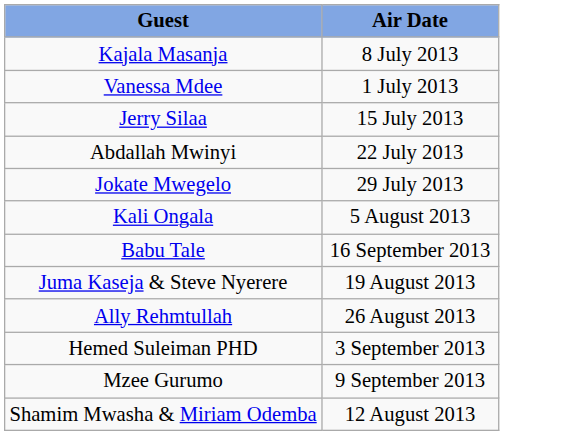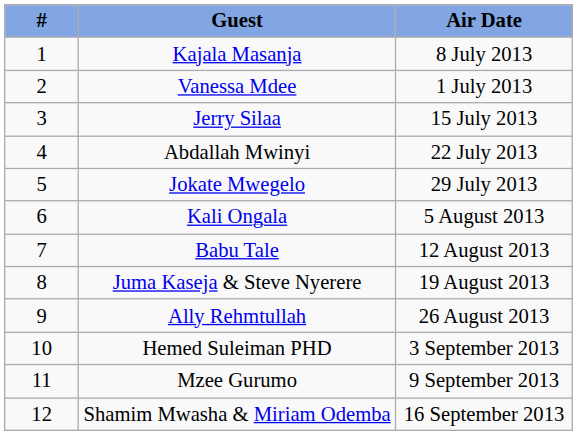+ column: (42, 20)
(410, 250) 16 September 2013 -> (484, 250) 12 August 2013
(410, 413) 12 August 2013 -> (484, 413) 16 September 2013
